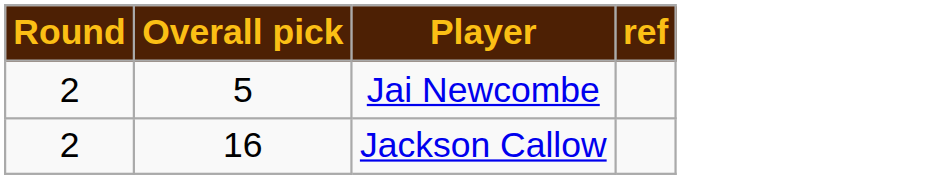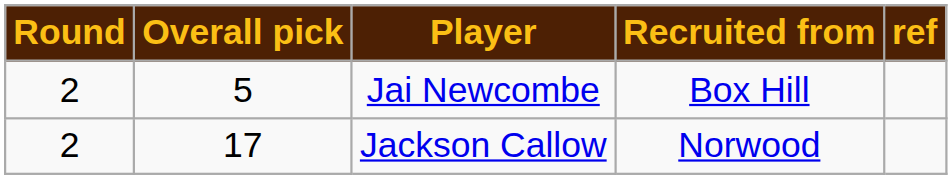+ column: (749, 32)
(243, 145) 16 -> (243, 145) 17
